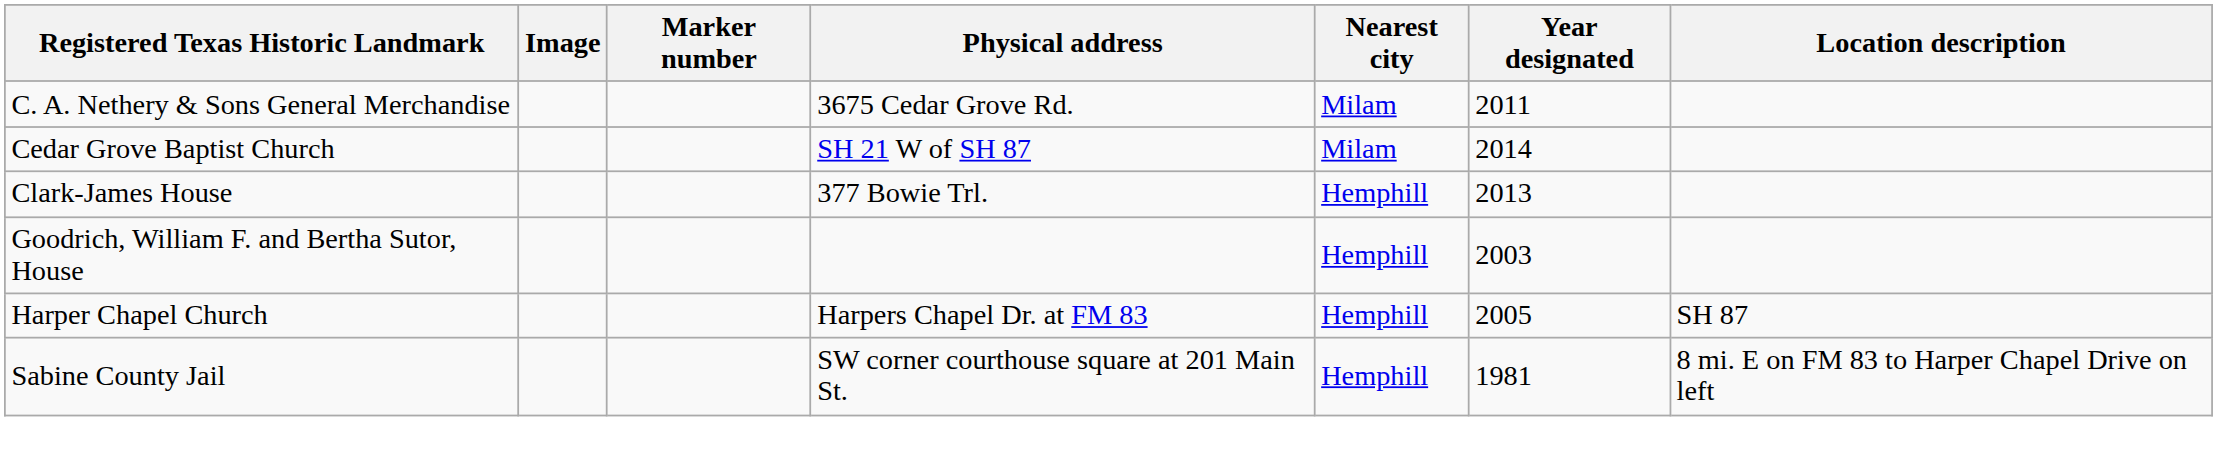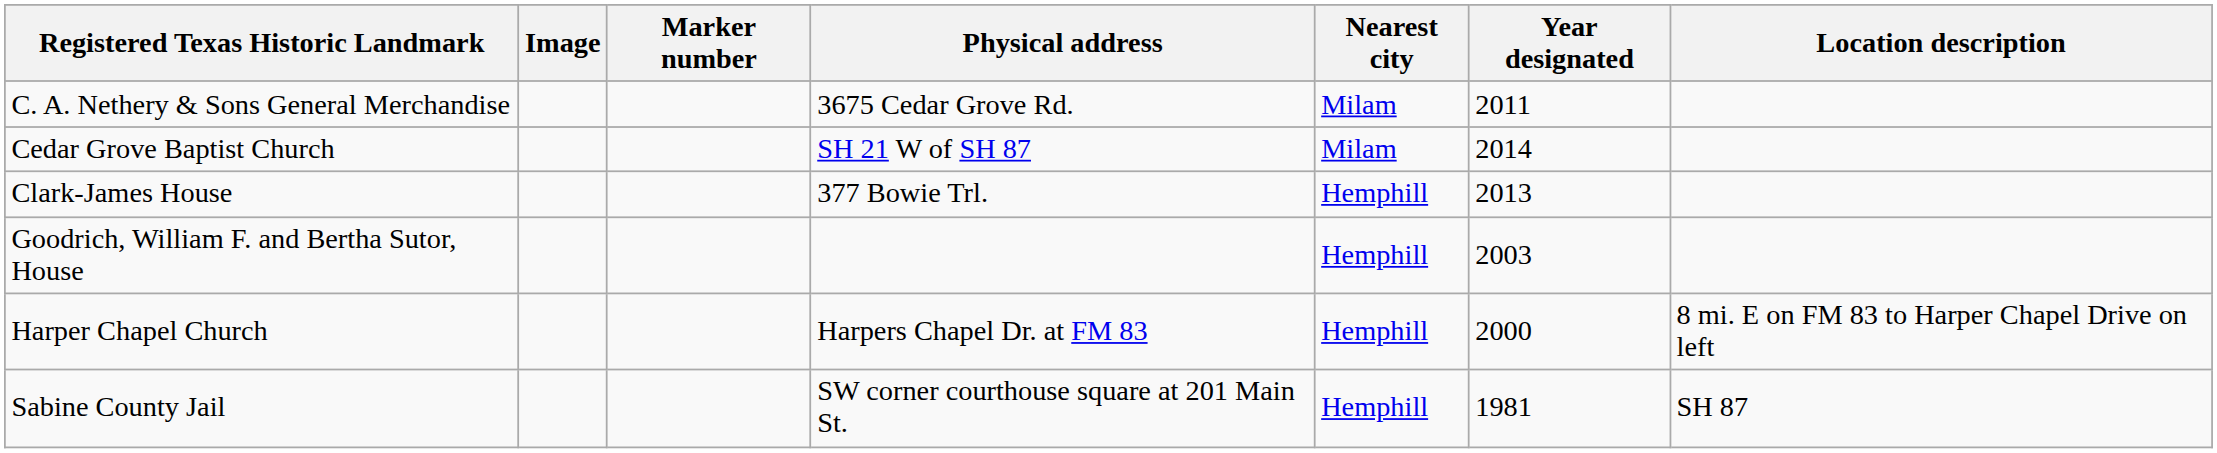(1504, 315) 2005 -> (1504, 331) 2000
(1712, 315) SH 87 -> (1932, 331) 8 mi. E on FM 83 to Harper Chapel Drive on left
(1932, 376) 8 mi. E on FM 83 to Harper Chapel Drive on left -> (1712, 407) SH 87
